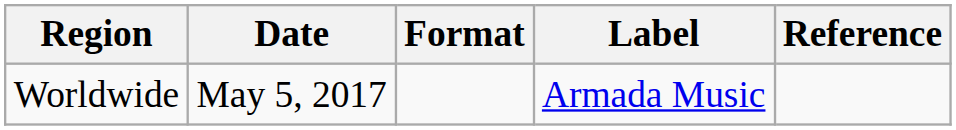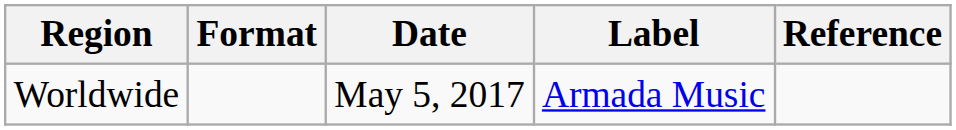columns swapped: (292, 34) <-> (464, 34)
